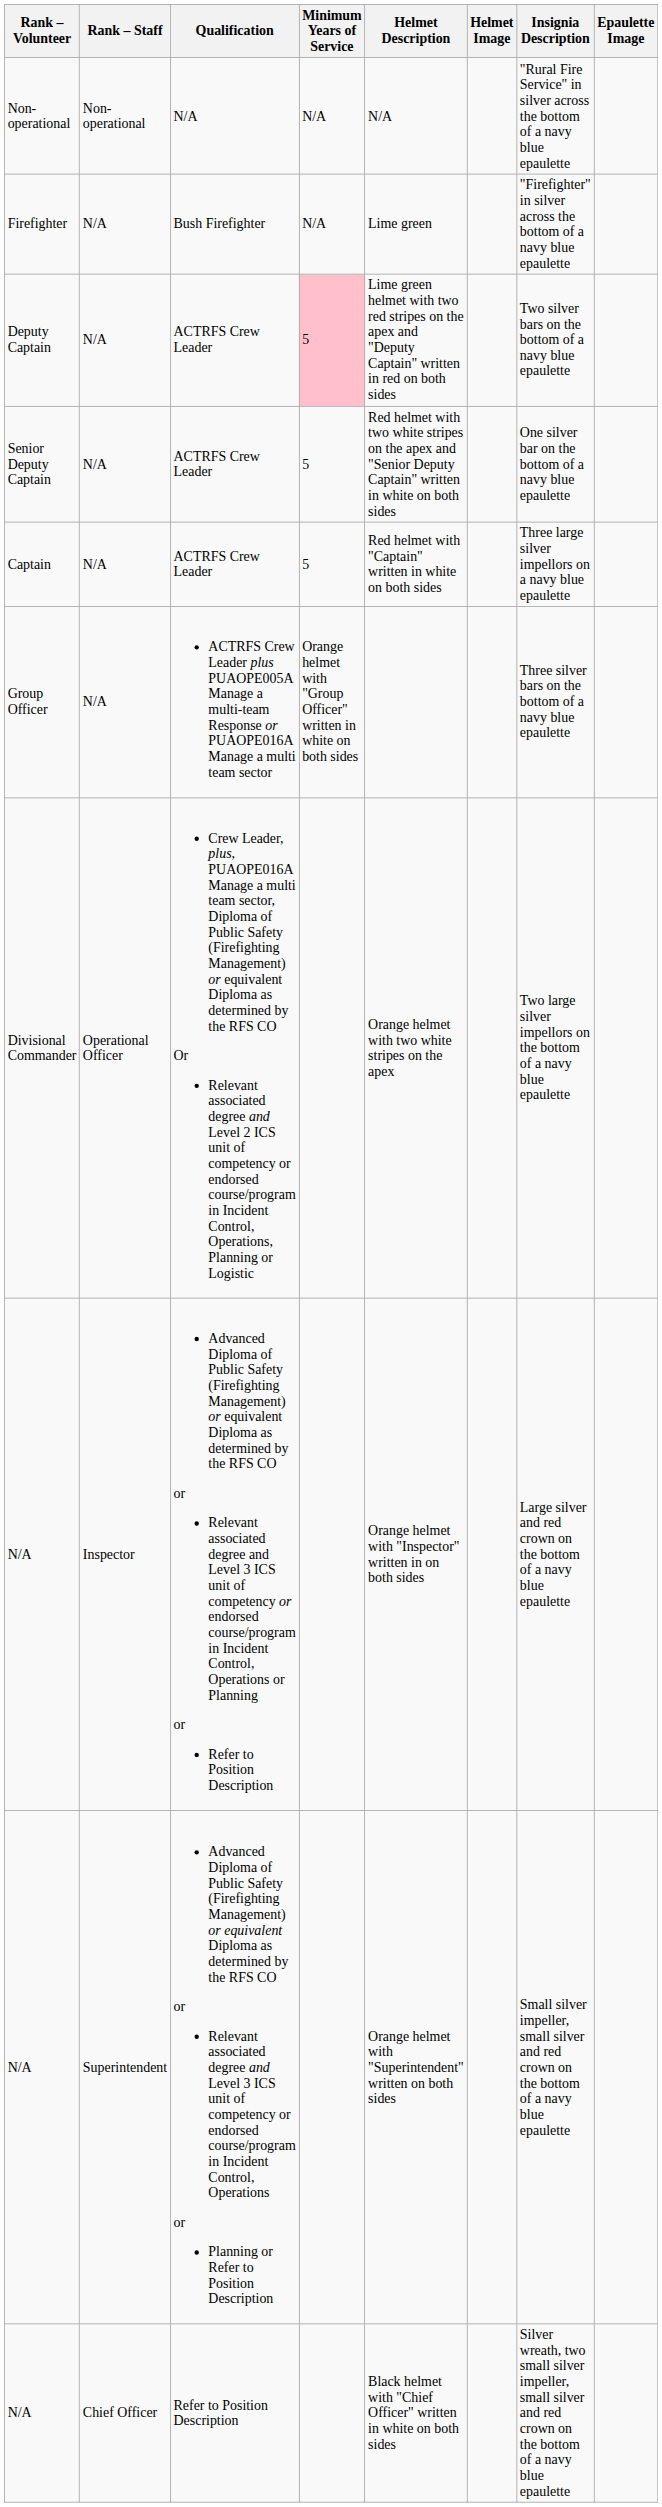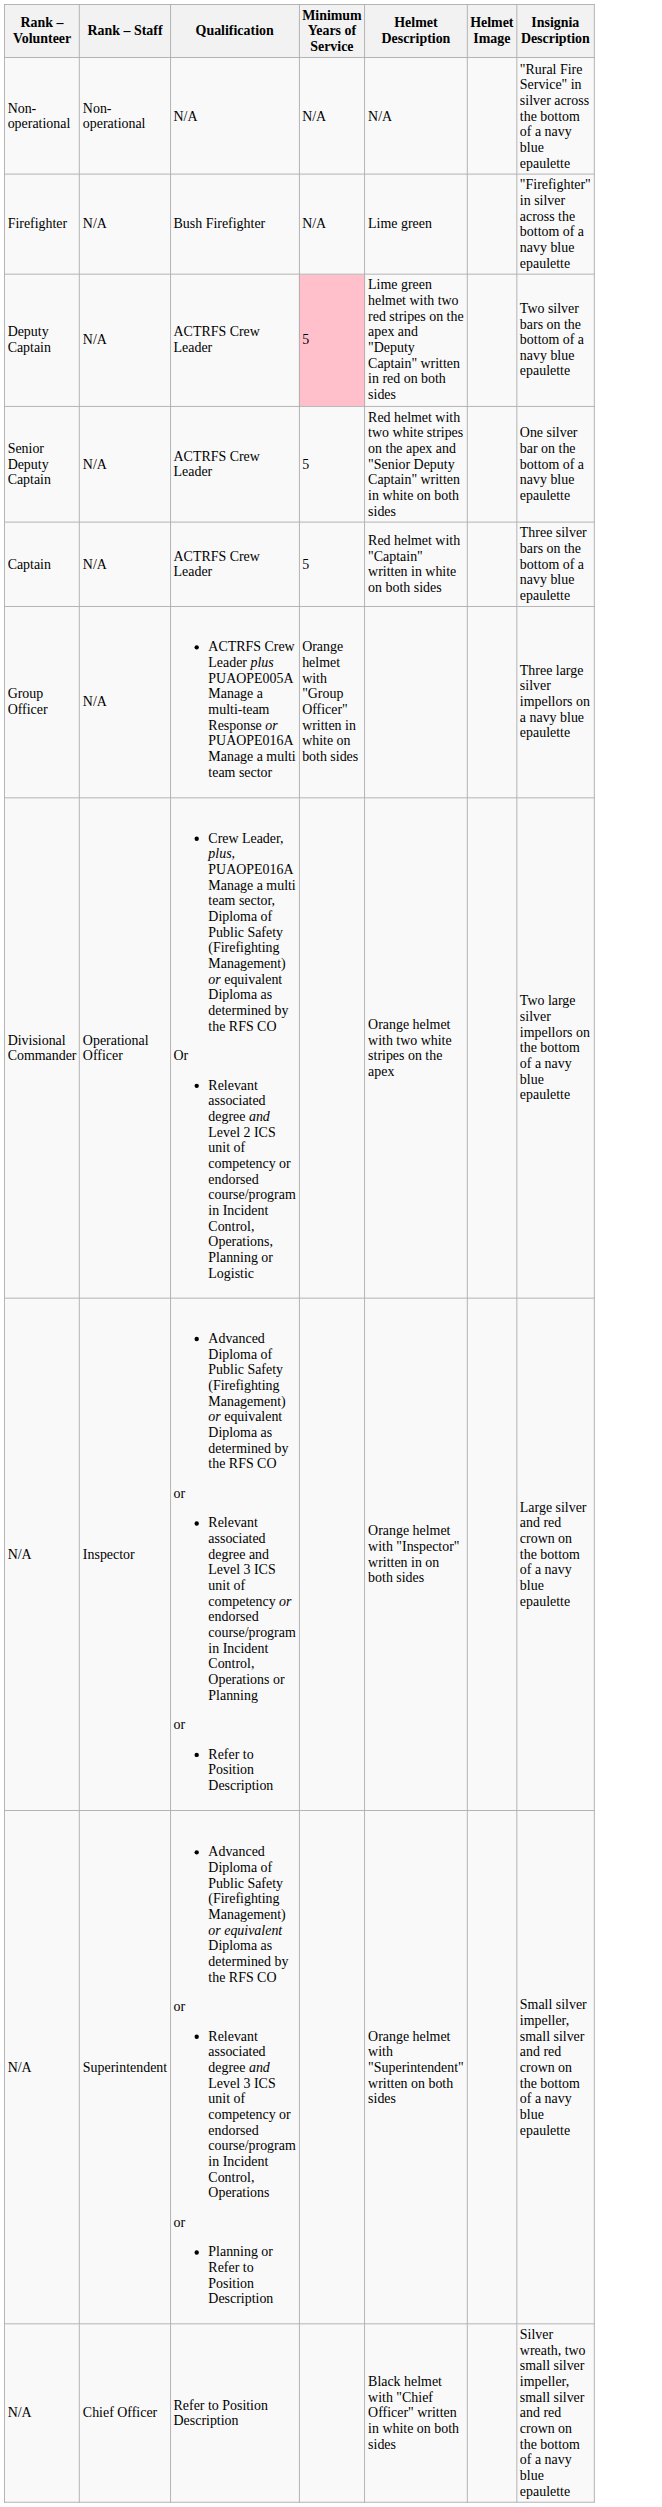- column: (626, 31)
(555, 564) Three large silver impellors on a navy blue epaulette -> (553, 564) Three silver bars on the bottom of a navy blue epaulette
(553, 702) Three silver bars on the bottom of a navy blue epaulette -> (555, 702) Three large silver impellors on a navy blue epaulette
